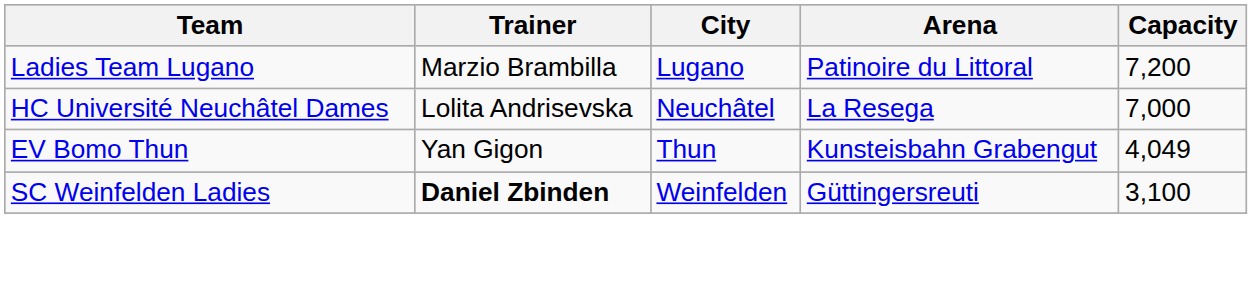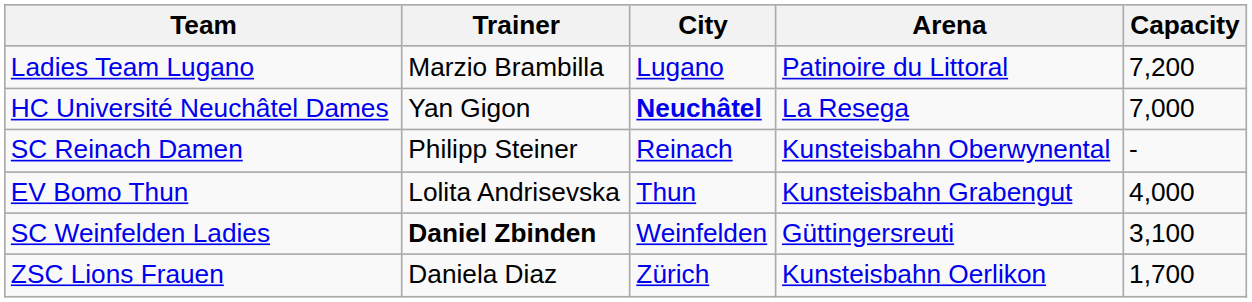(527, 108) Lolita Andrisevska -> (469, 108) Yan Gigon
(715, 108) normal -> (699, 108) bold
+ row: (127, 150)
(482, 150) Yan Gigon -> (514, 191) Lolita Andrisevska
(1158, 150) 4,049 -> (1162, 191) 4,000
+ row: (117, 274)
